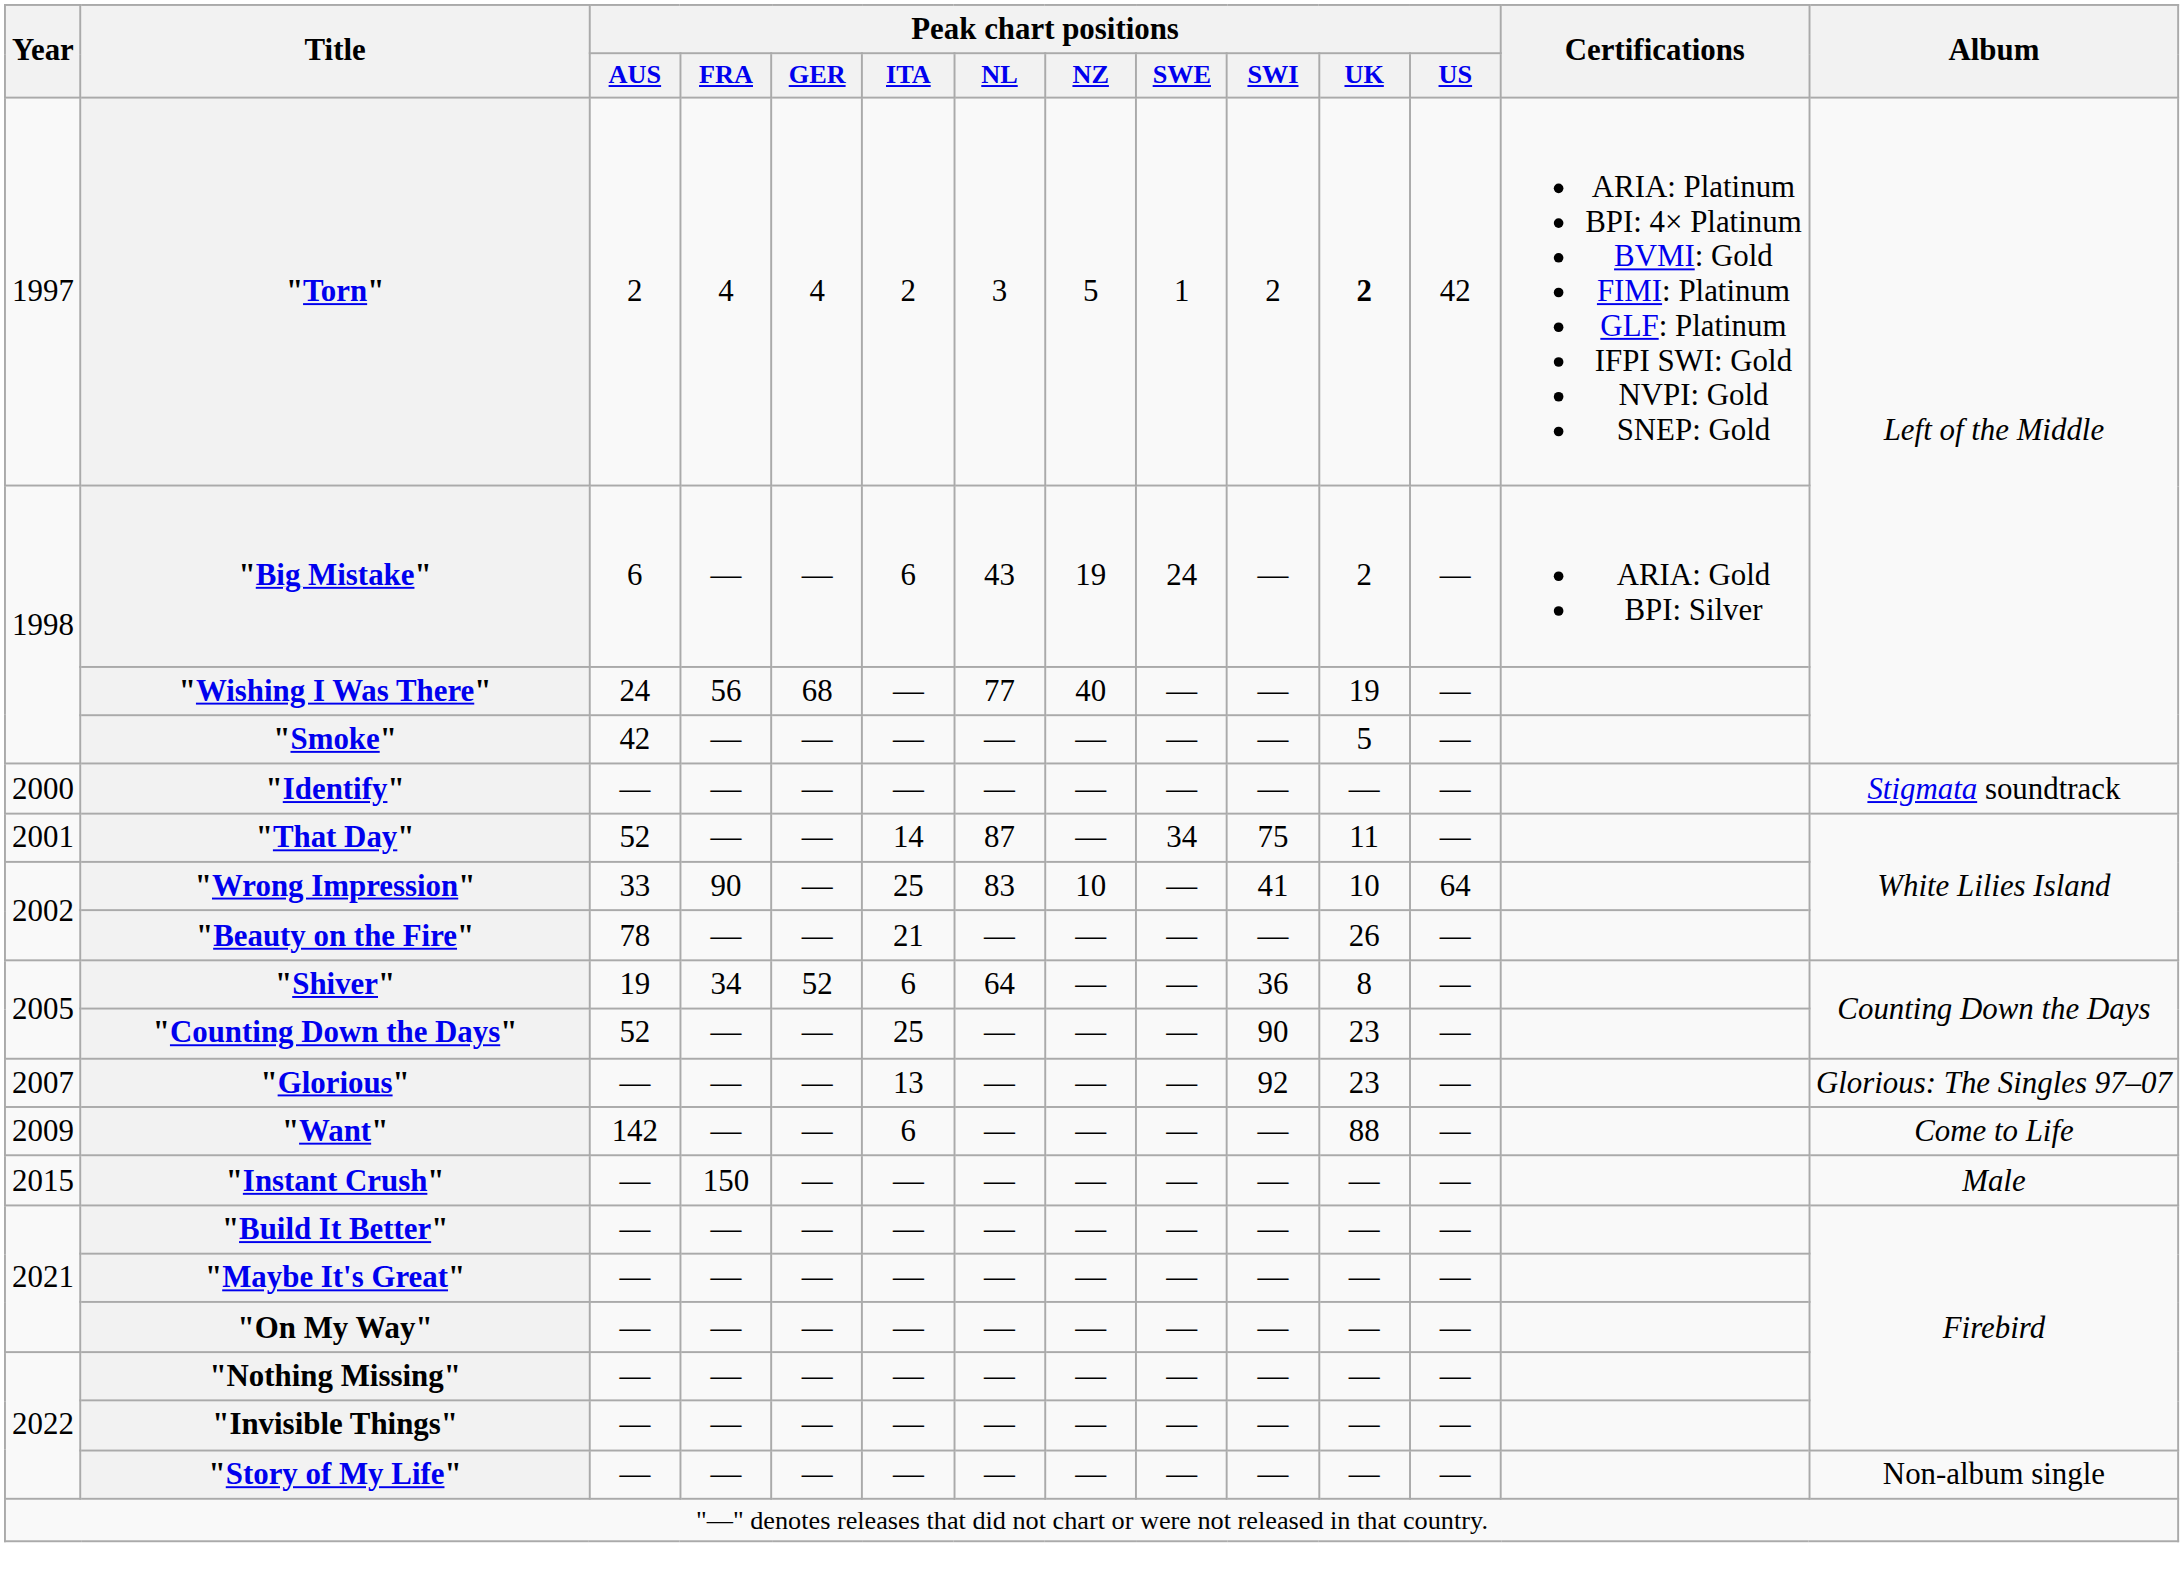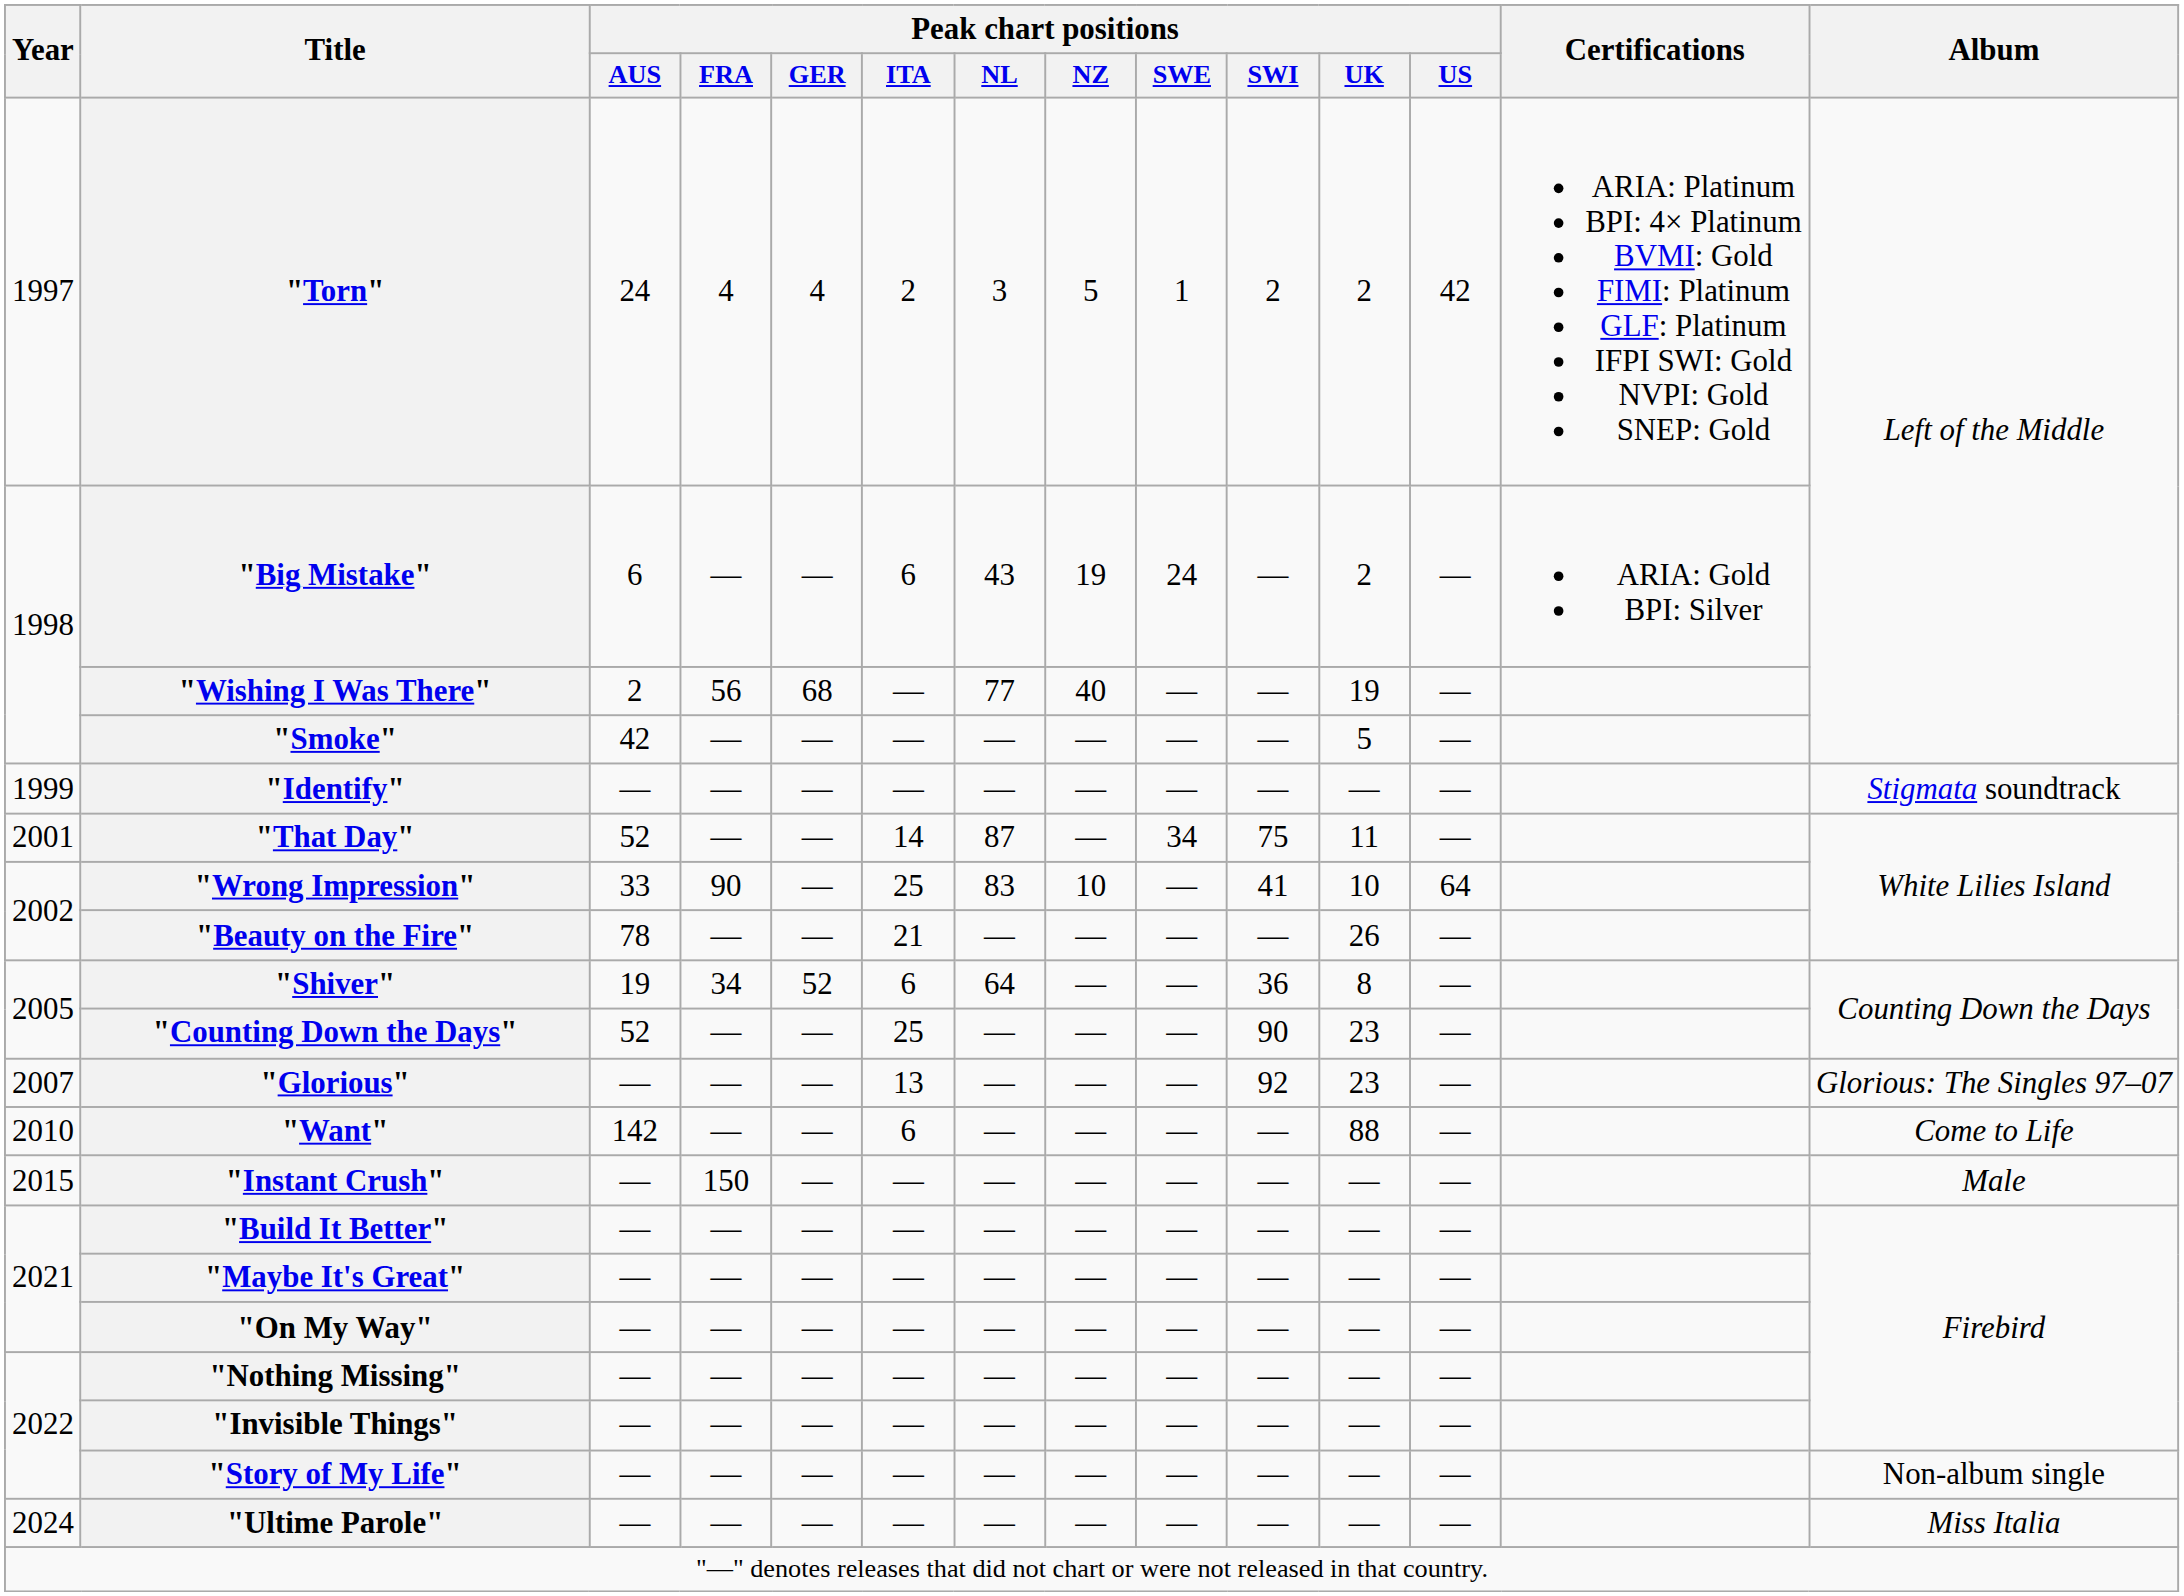(635, 291) 2 -> (635, 291) 24
(1364, 291) bold -> (1364, 291) normal
(635, 690) 24 -> (635, 690) 2
(43, 788) 2000 -> (43, 788) 1999
(43, 1130) 2009 -> (43, 1130) 2010
+ row: (335, 1522)
